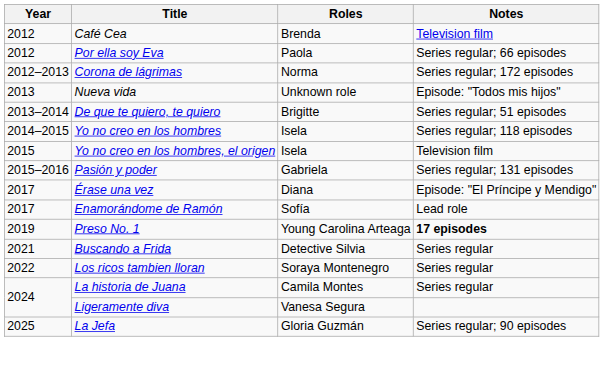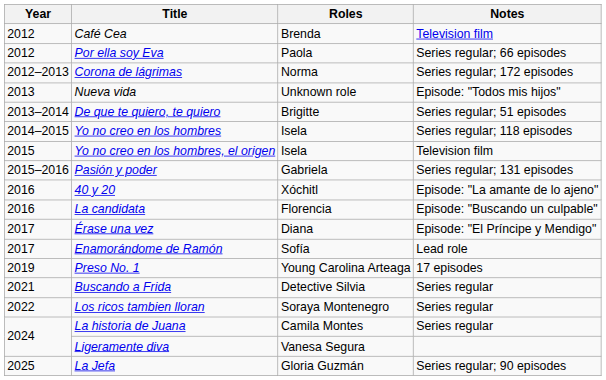+ row: (95, 190)
+ row: (110, 209)
(452, 229) bold -> (450, 268) normal
